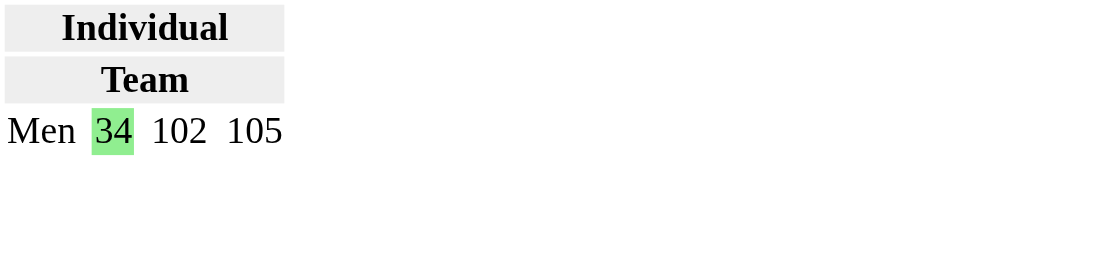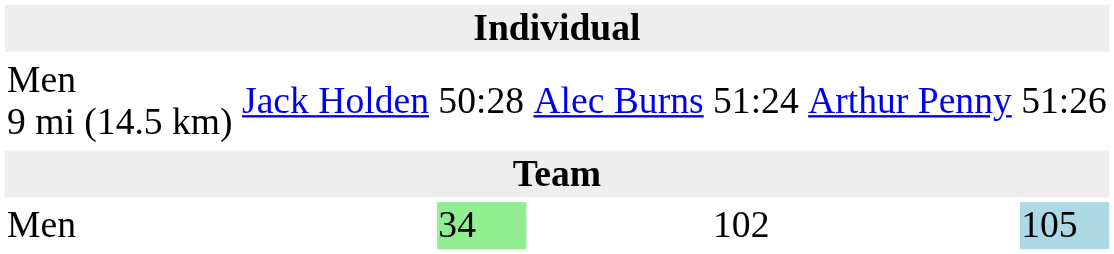+ row: (120, 100)
(255, 130) no background -> (1049, 224) lightblue background
